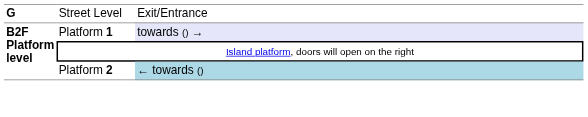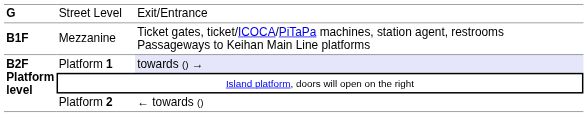+ row: (87, 38)
(170, 70) lightblue background -> (170, 102) no background
